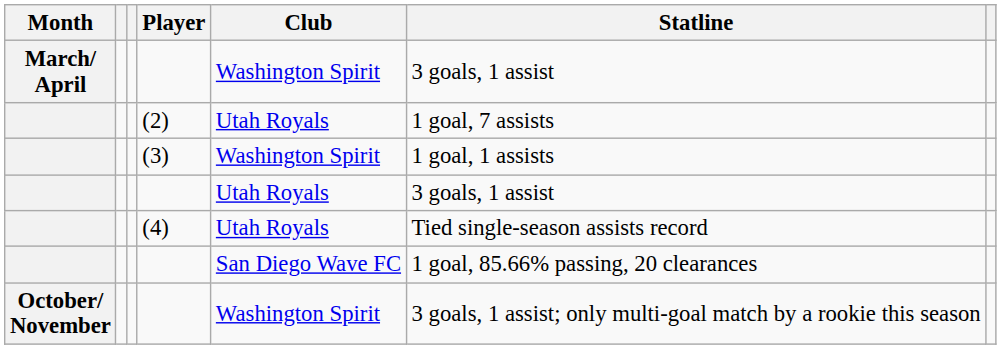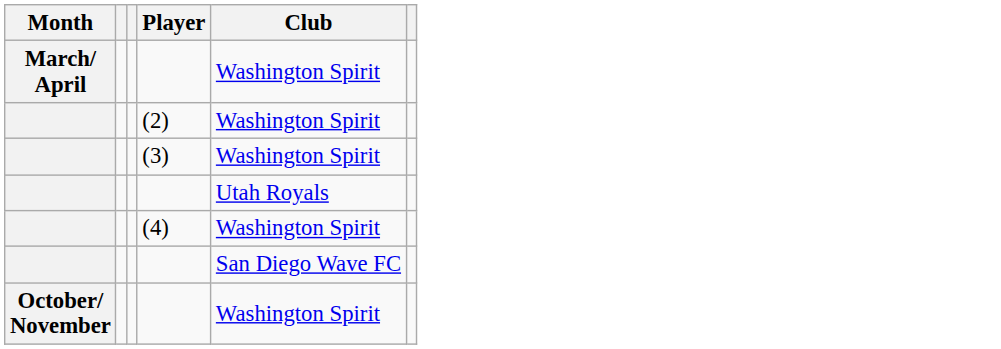- column: (696, 22)
(272, 120) Utah Royals -> (298, 120) Washington Spirit
(272, 228) Utah Royals -> (298, 228) Washington Spirit
